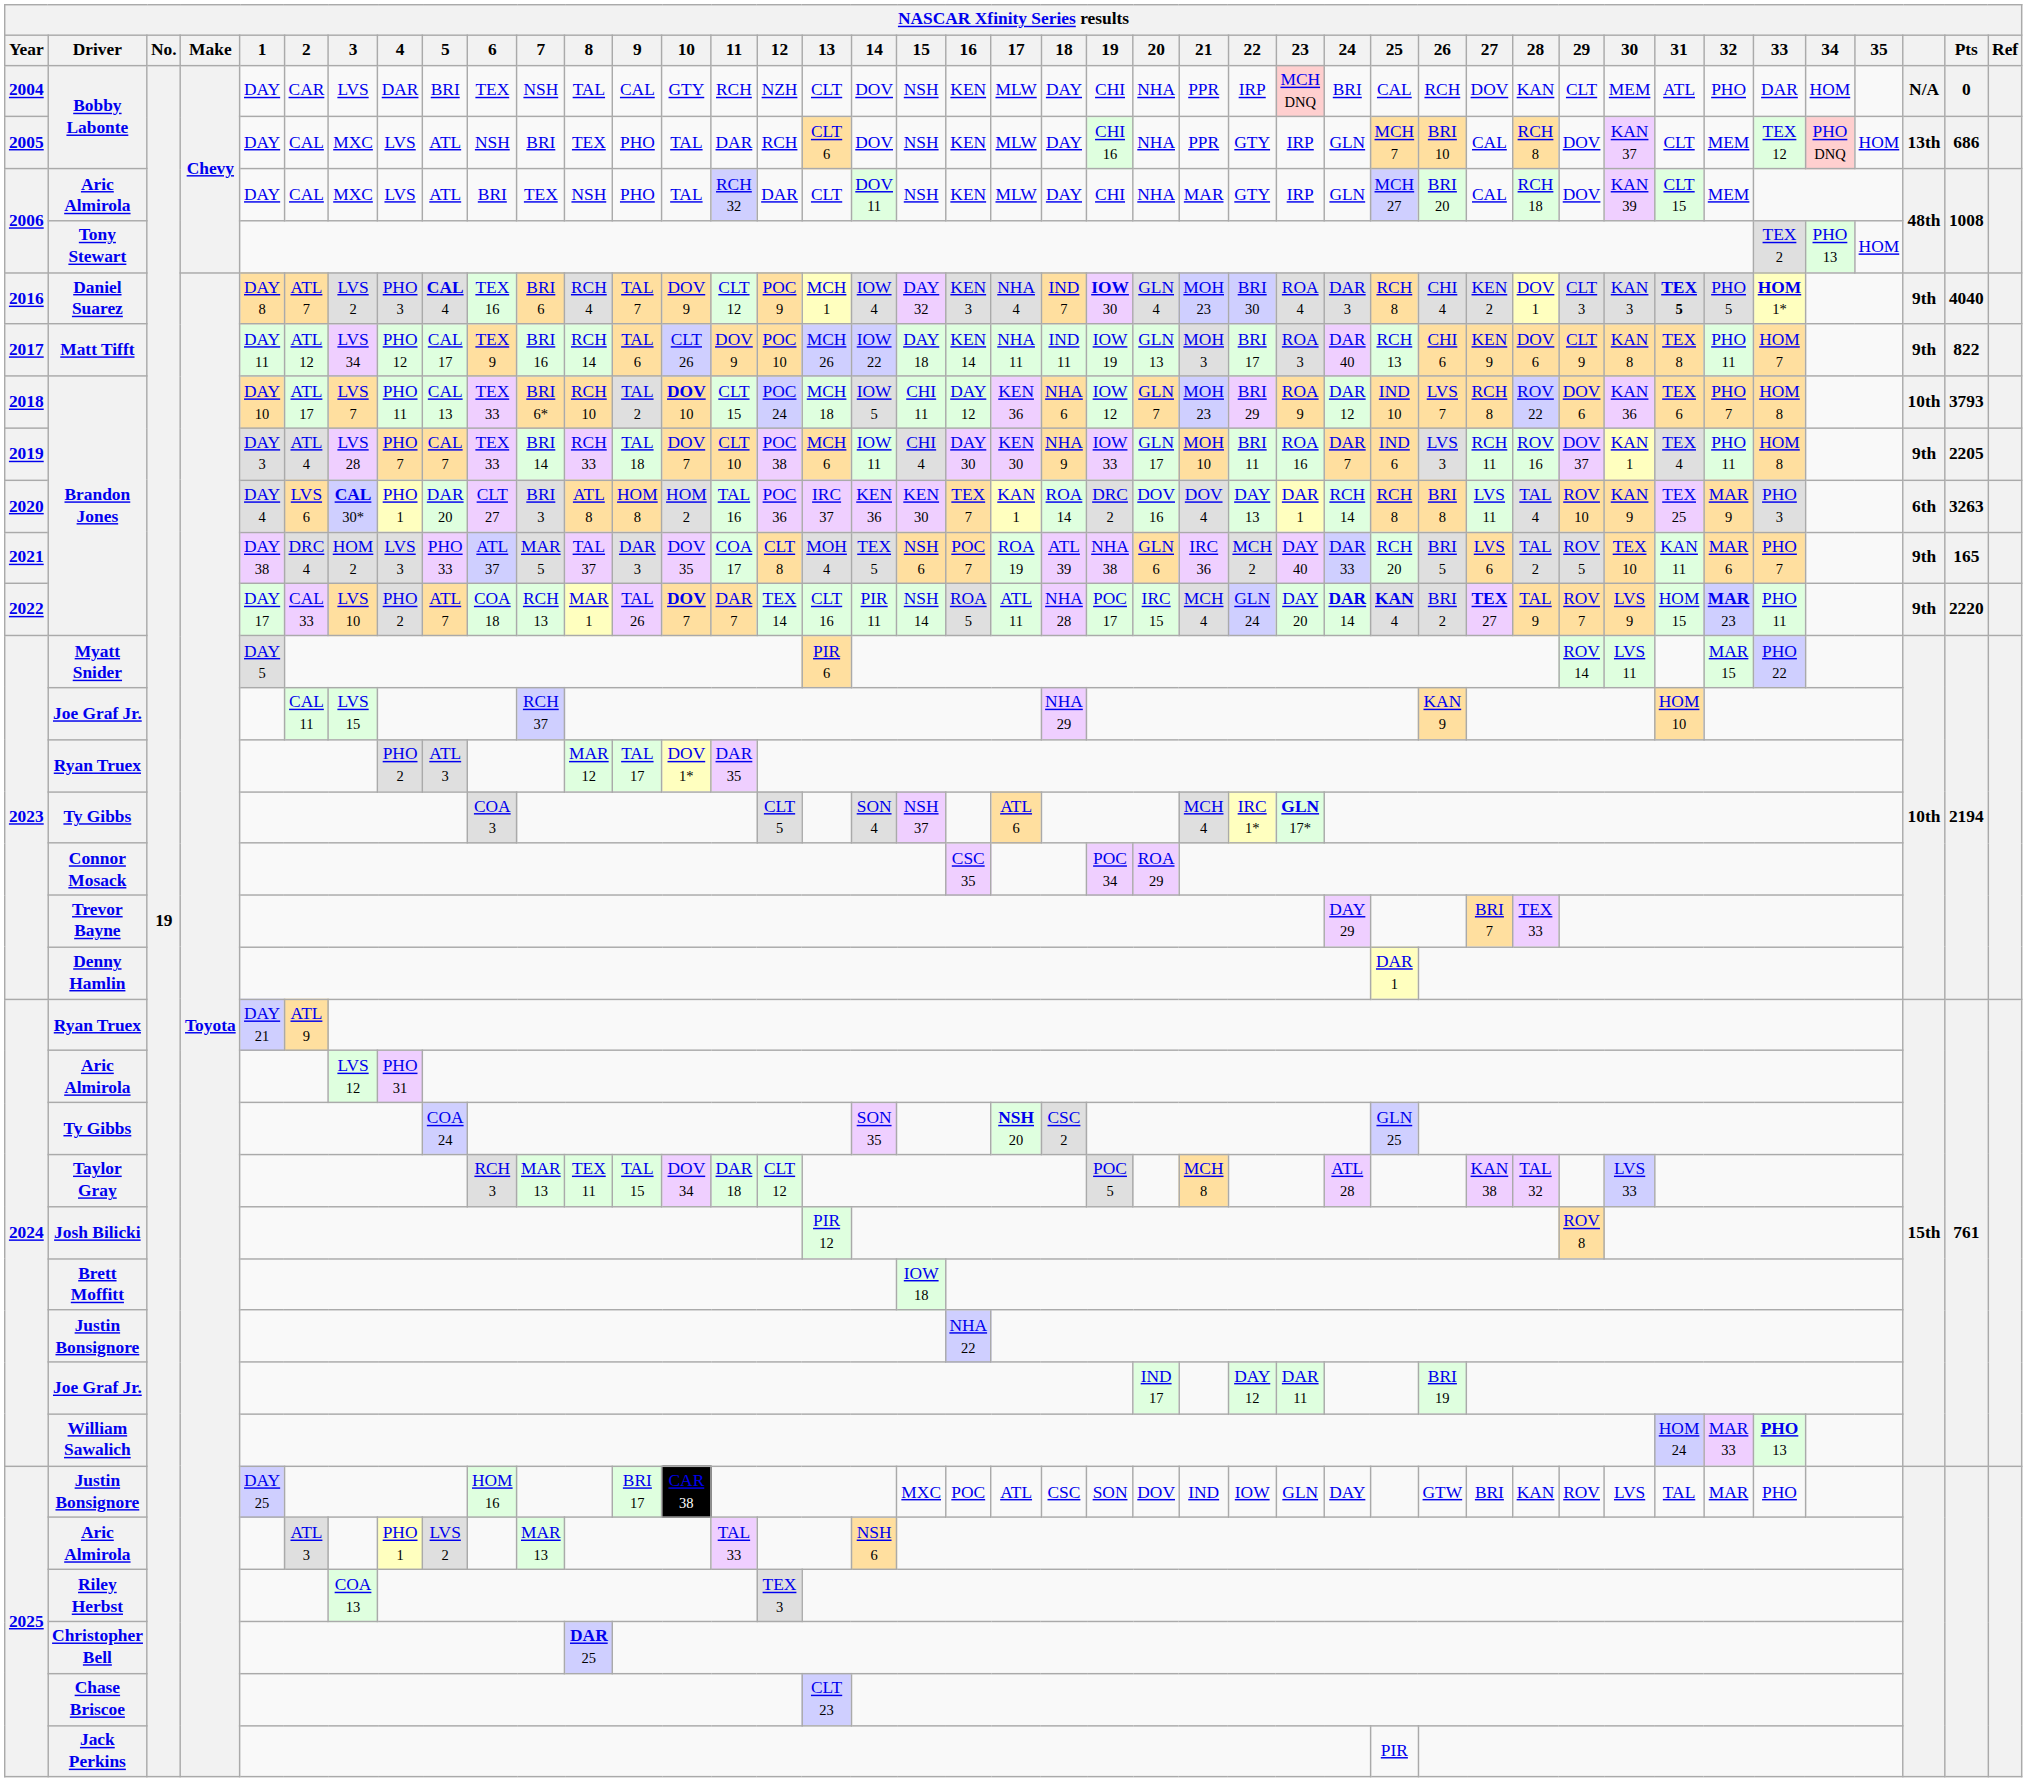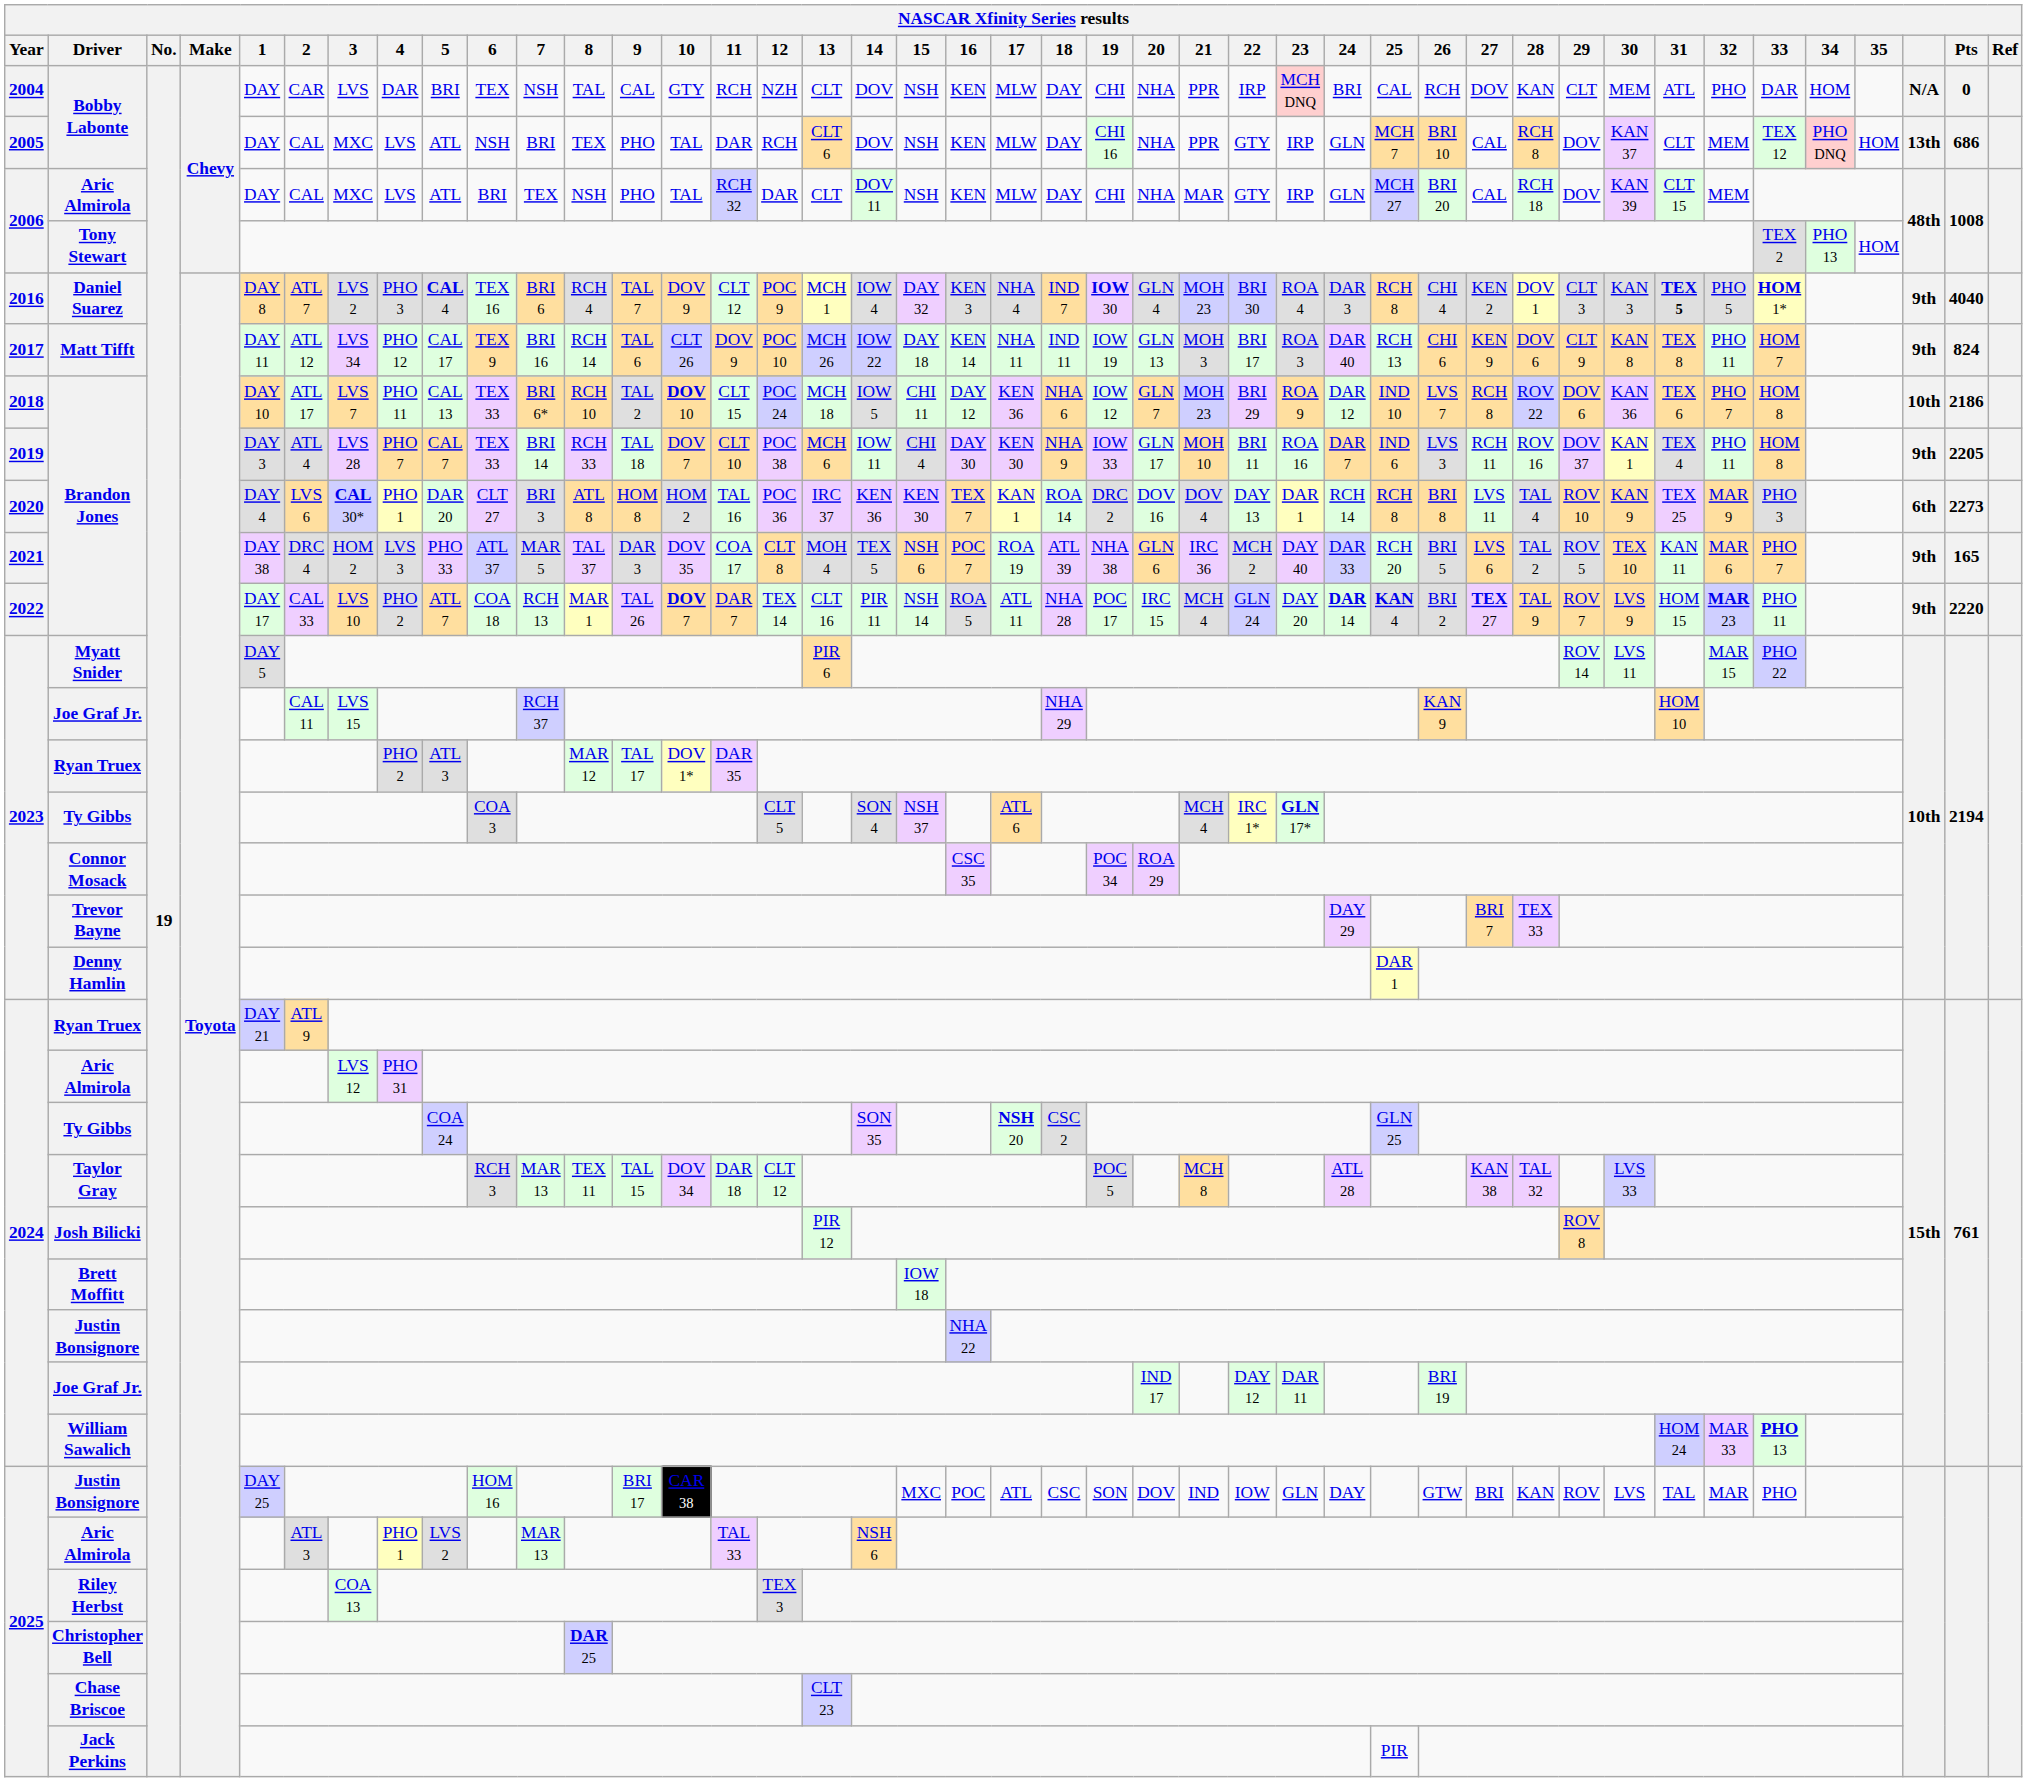(1966, 350) 822 -> (1966, 350) 824
(1966, 402) 3793 -> (1966, 402) 2186
(1966, 505) 3263 -> (1966, 505) 2273
